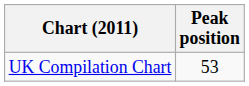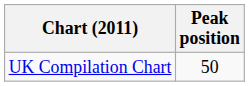(210, 66) 53 -> (210, 66) 50
